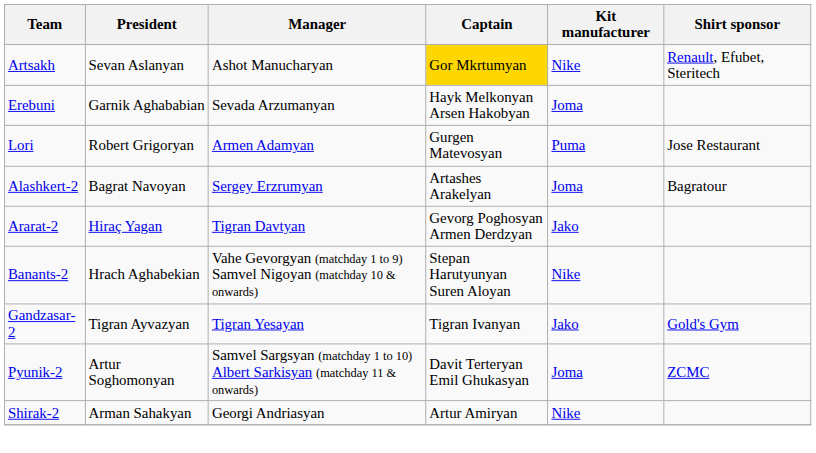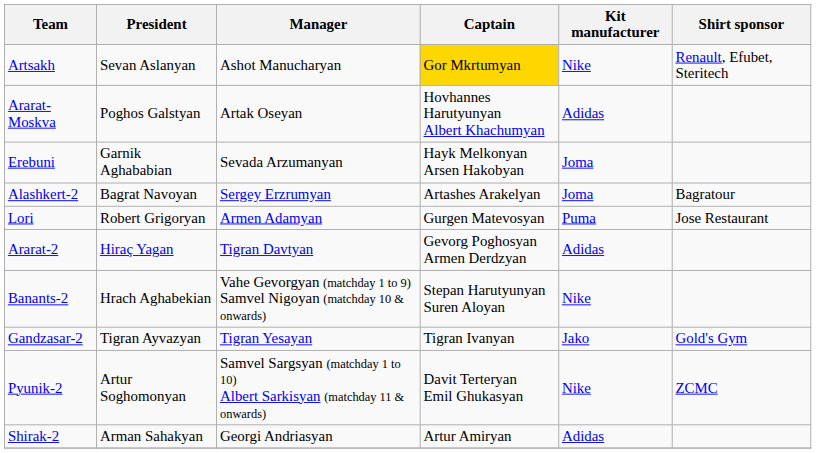+ row: (32, 113)
rows swapped: (21, 145) <-> (43, 186)
(565, 226) Jako -> (583, 249) Adidas
(567, 372) Joma -> (576, 387) Nike
(566, 412) Nike -> (583, 436) Adidas
